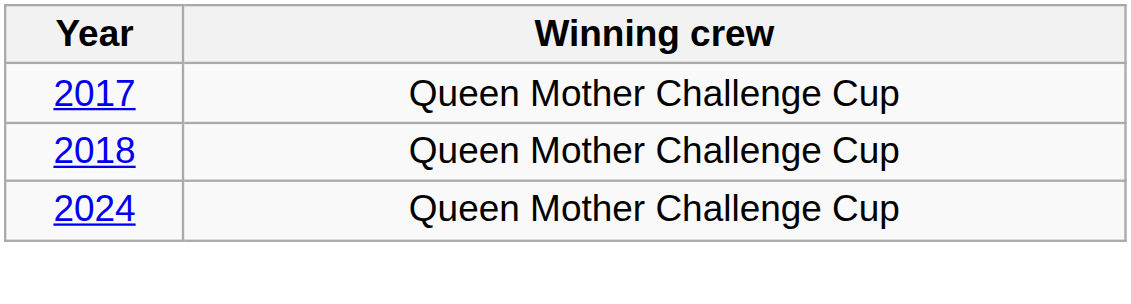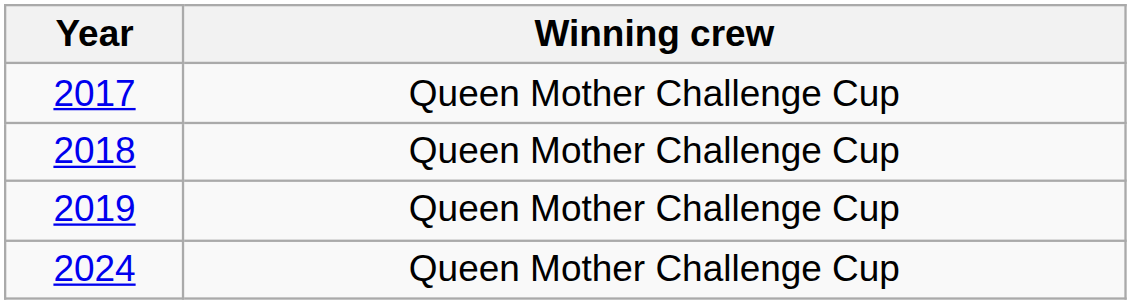+ row: (95, 209)
